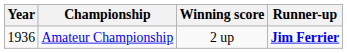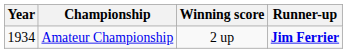(21, 37) 1936 -> (21, 37) 1934
